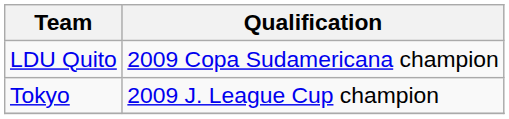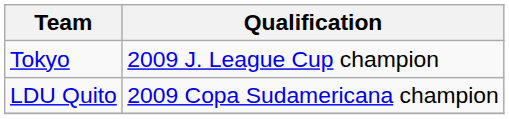rows swapped: (40, 95) <-> (63, 58)
